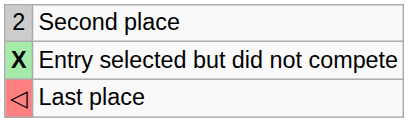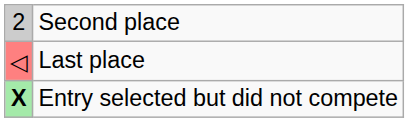rows swapped: (92, 97) <-> (218, 60)
